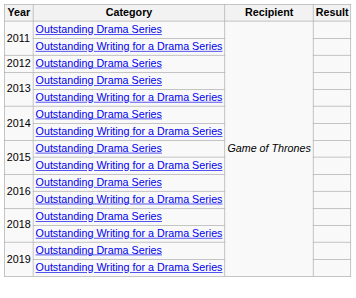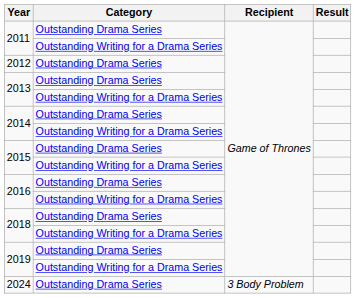+ row: (19, 285)
